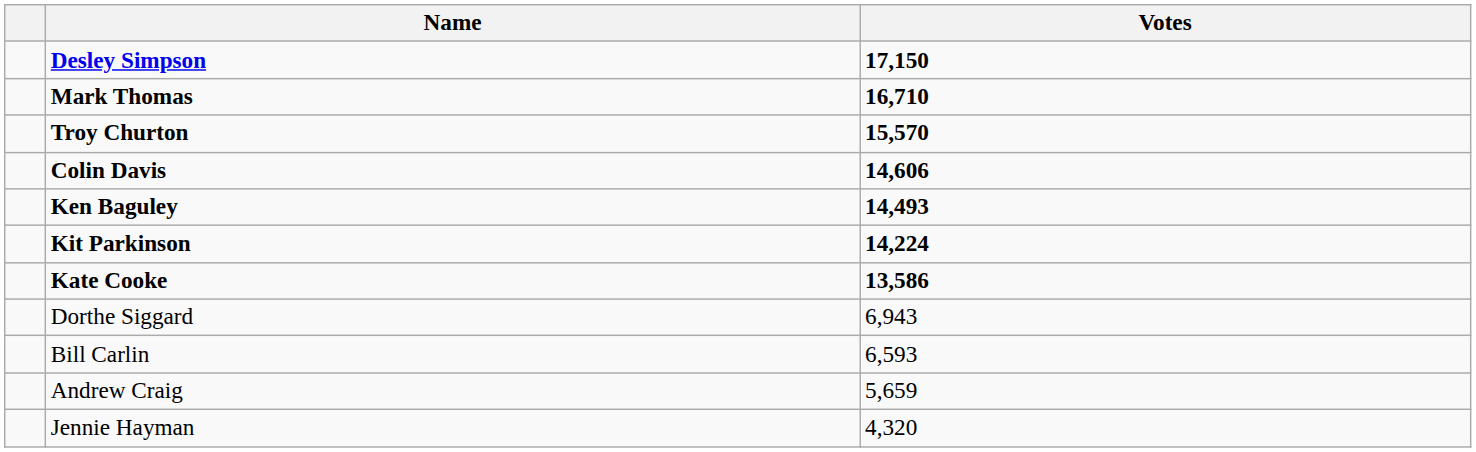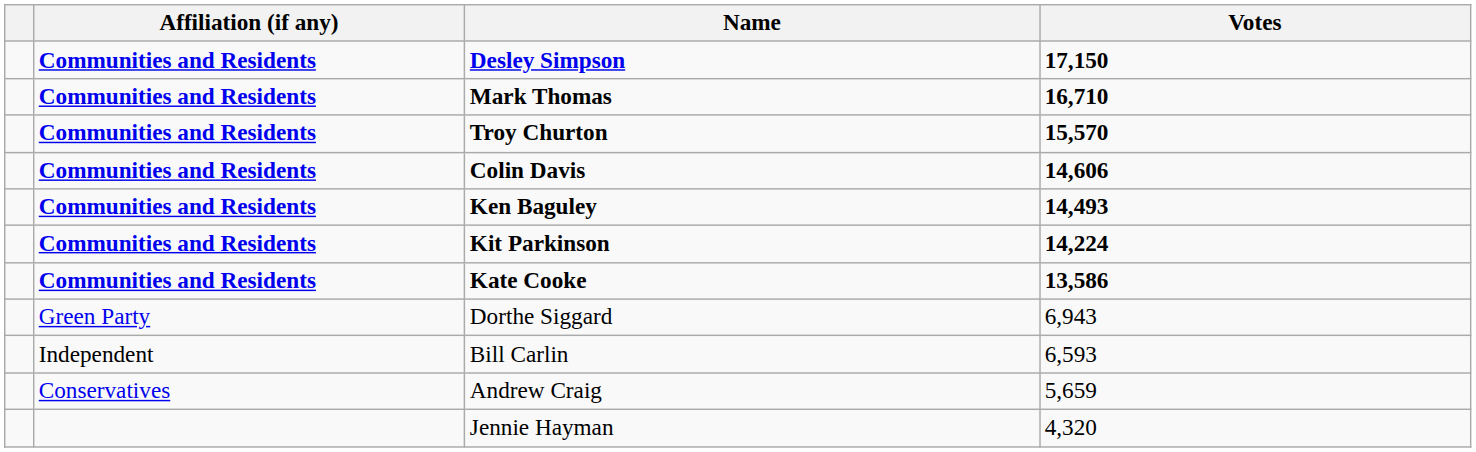+ column: (249, 22)
